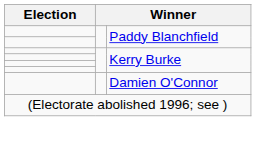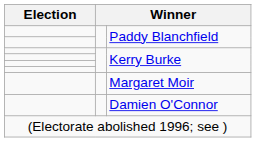+ row: (50, 83)
